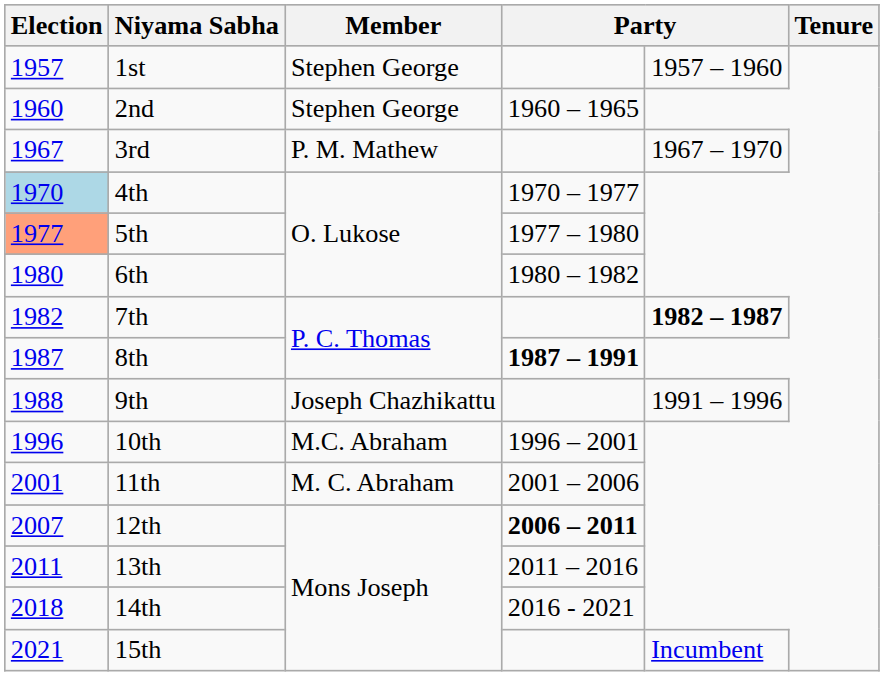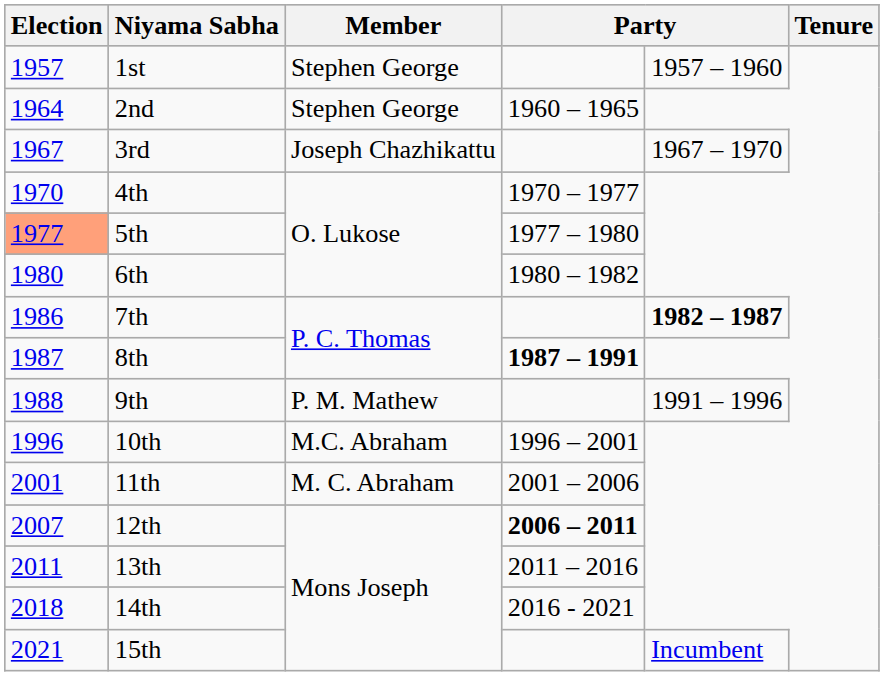(37, 108) 1960 -> (37, 108) 1964
(365, 150) P. M. Mathew -> (393, 150) Joseph Chazhikattu
(37, 191) lightblue background -> (37, 191) no background
(37, 316) 1982 -> (37, 316) 1986
(393, 399) Joseph Chazhikattu -> (365, 399) P. M. Mathew
